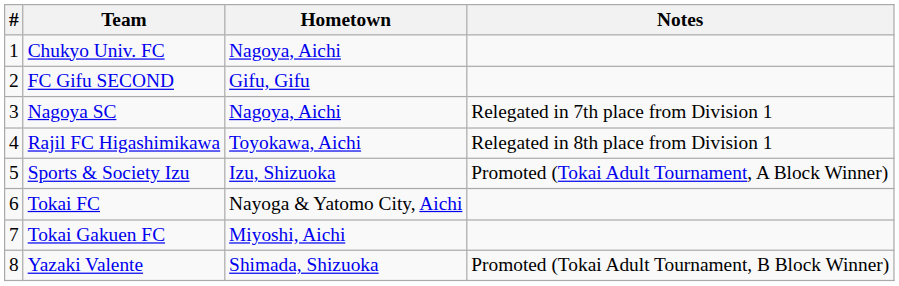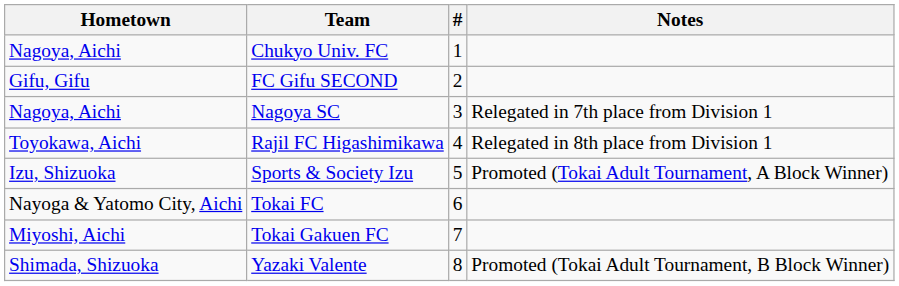columns swapped: (14, 19) <-> (346, 19)
